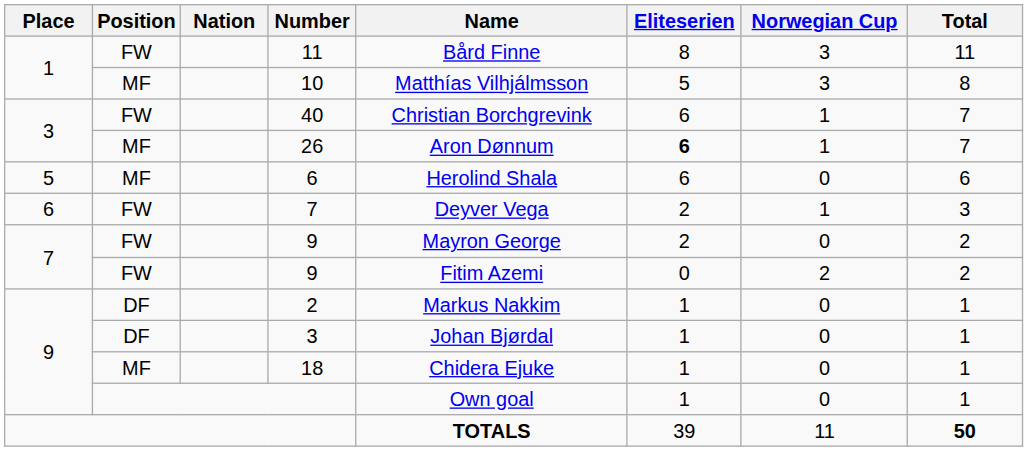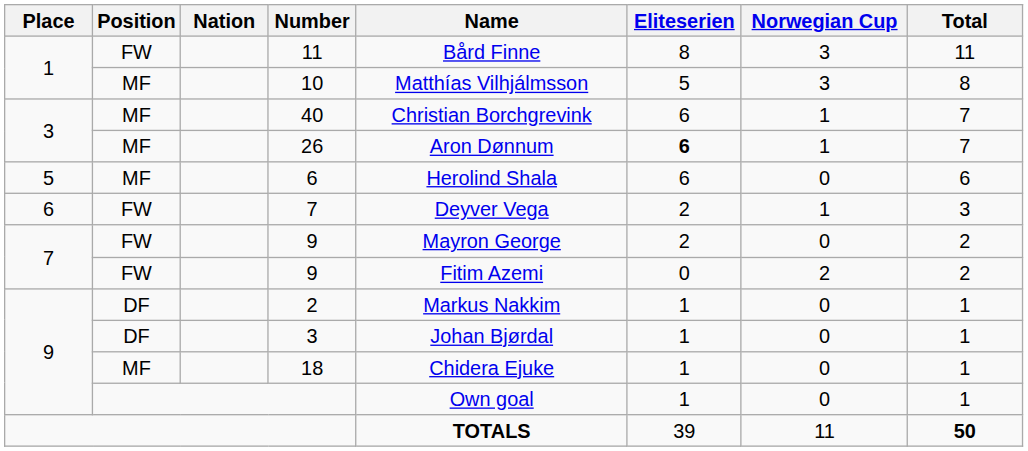(136, 115) FW -> (136, 115) MF
